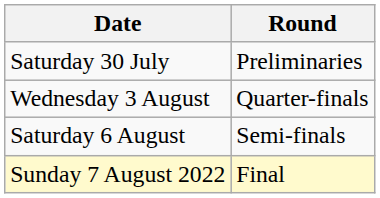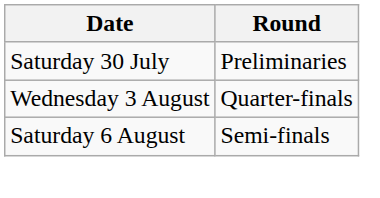- row: (118, 173)
